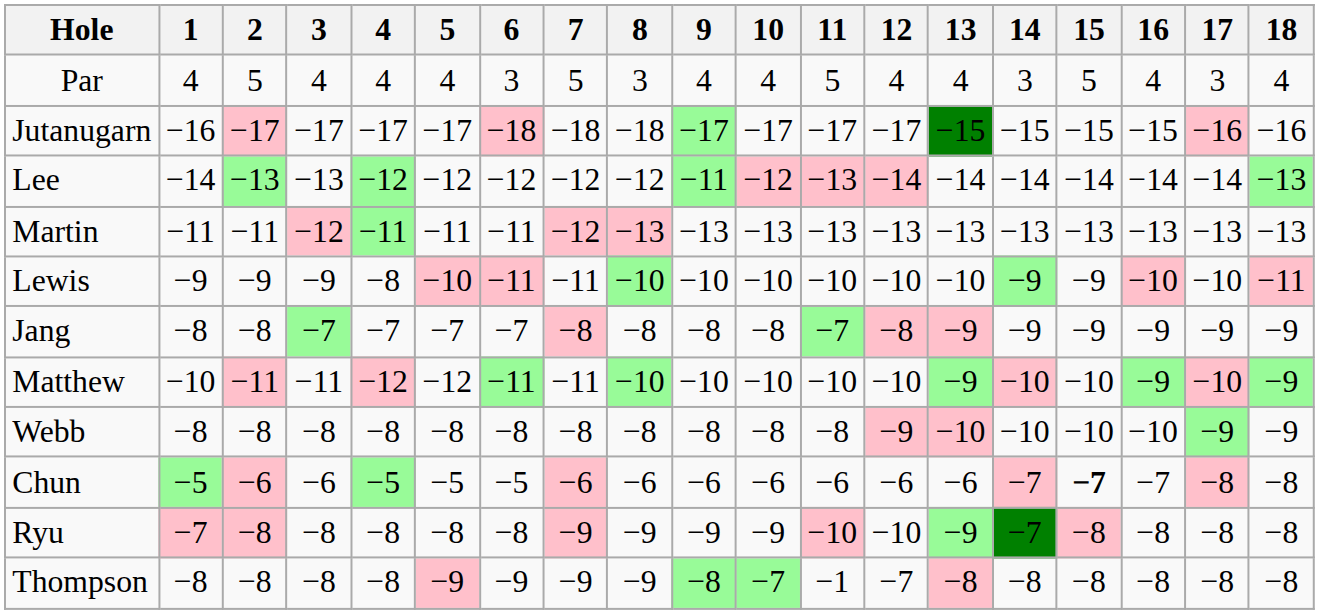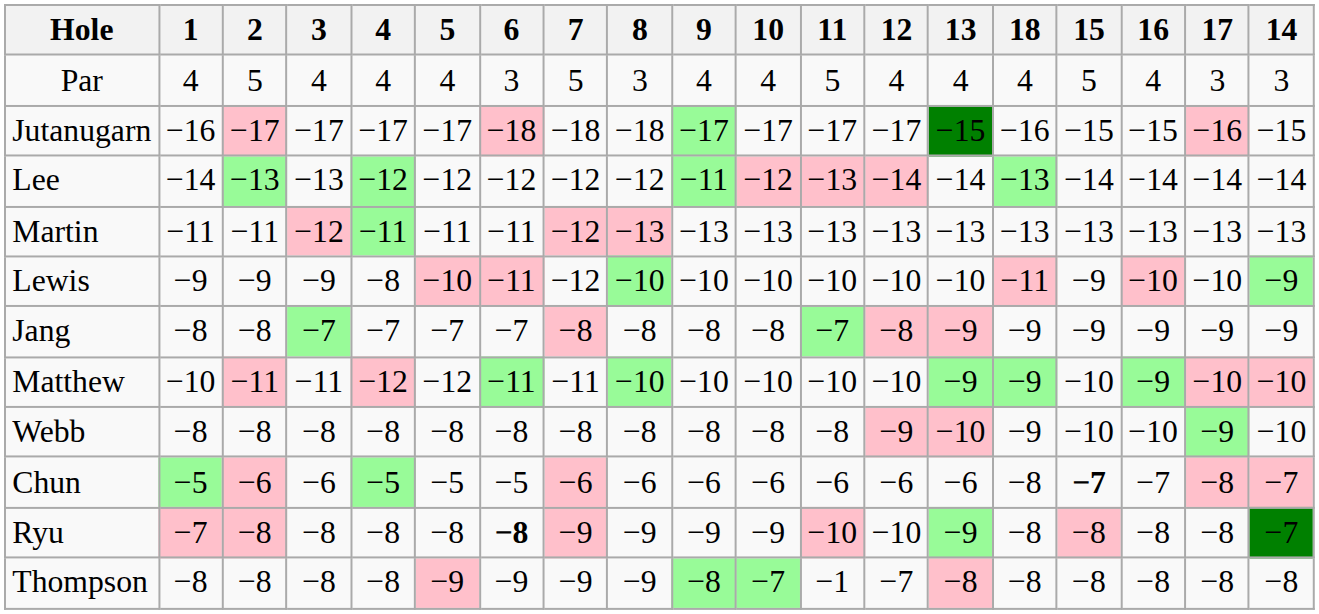columns swapped: (1025, 29) <-> (1281, 29)
(576, 280) −11 -> (576, 280) −12
(511, 532) normal -> (511, 532) bold
